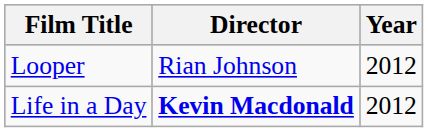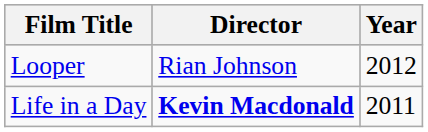(391, 106) 2012 -> (391, 106) 2011
